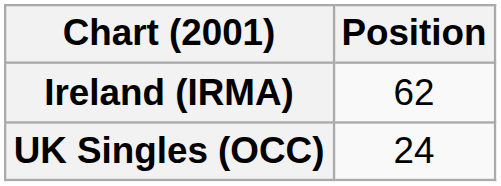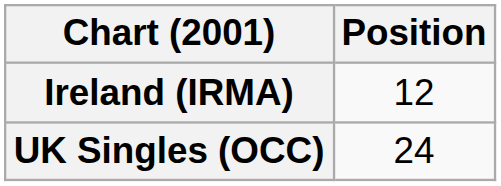(414, 92) 62 -> (414, 92) 12
